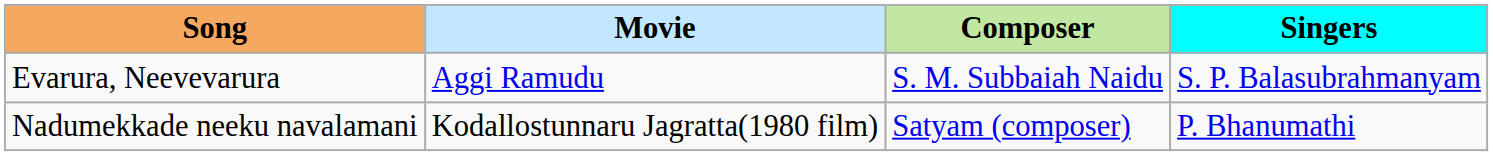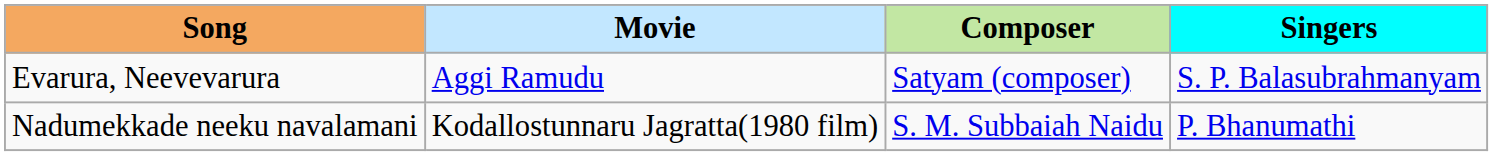(1028, 77) S. M. Subbaiah Naidu -> (1011, 77) Satyam (composer)
(1011, 125) Satyam (composer) -> (1028, 125) S. M. Subbaiah Naidu
